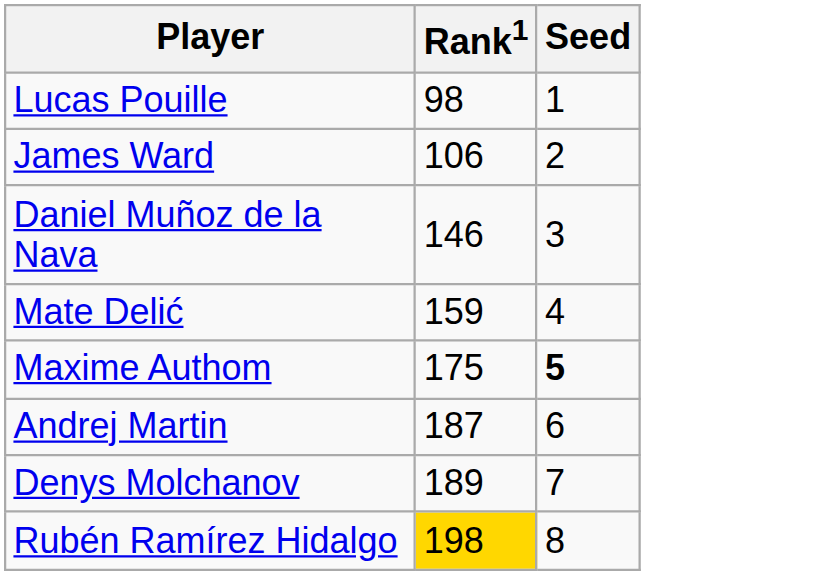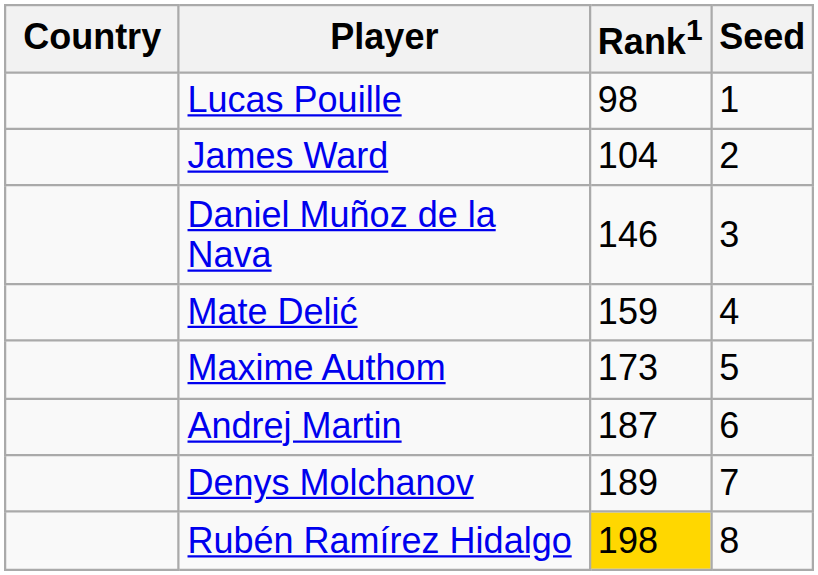+ column: (92, 37)
(454, 156) 106 -> (628, 156) 104
(454, 368) 175 -> (628, 368) 173
(555, 368) bold -> (729, 368) normal
